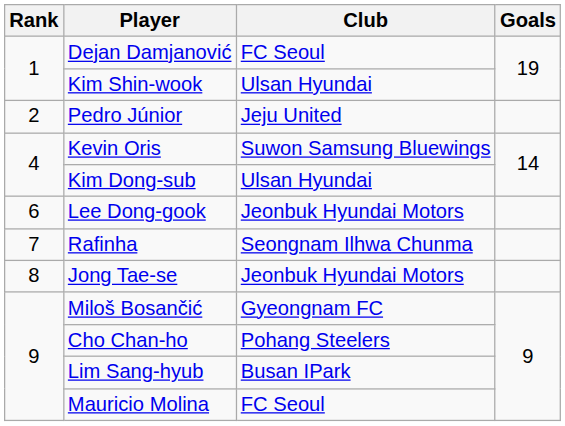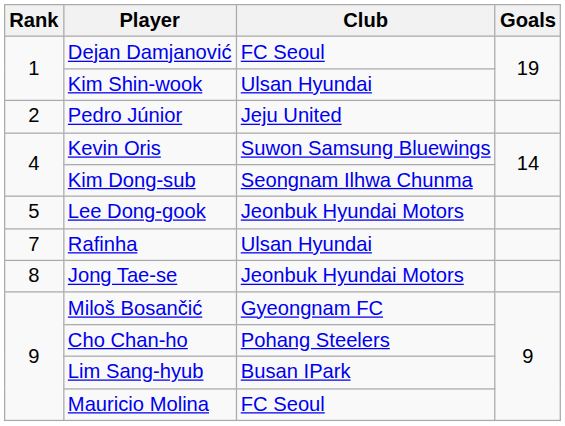(306, 180) Ulsan Hyundai -> (357, 180) Seongnam Ilhwa Chunma
(34, 212) 6 -> (34, 212) 5
(357, 244) Seongnam Ilhwa Chunma -> (306, 244) Ulsan Hyundai
